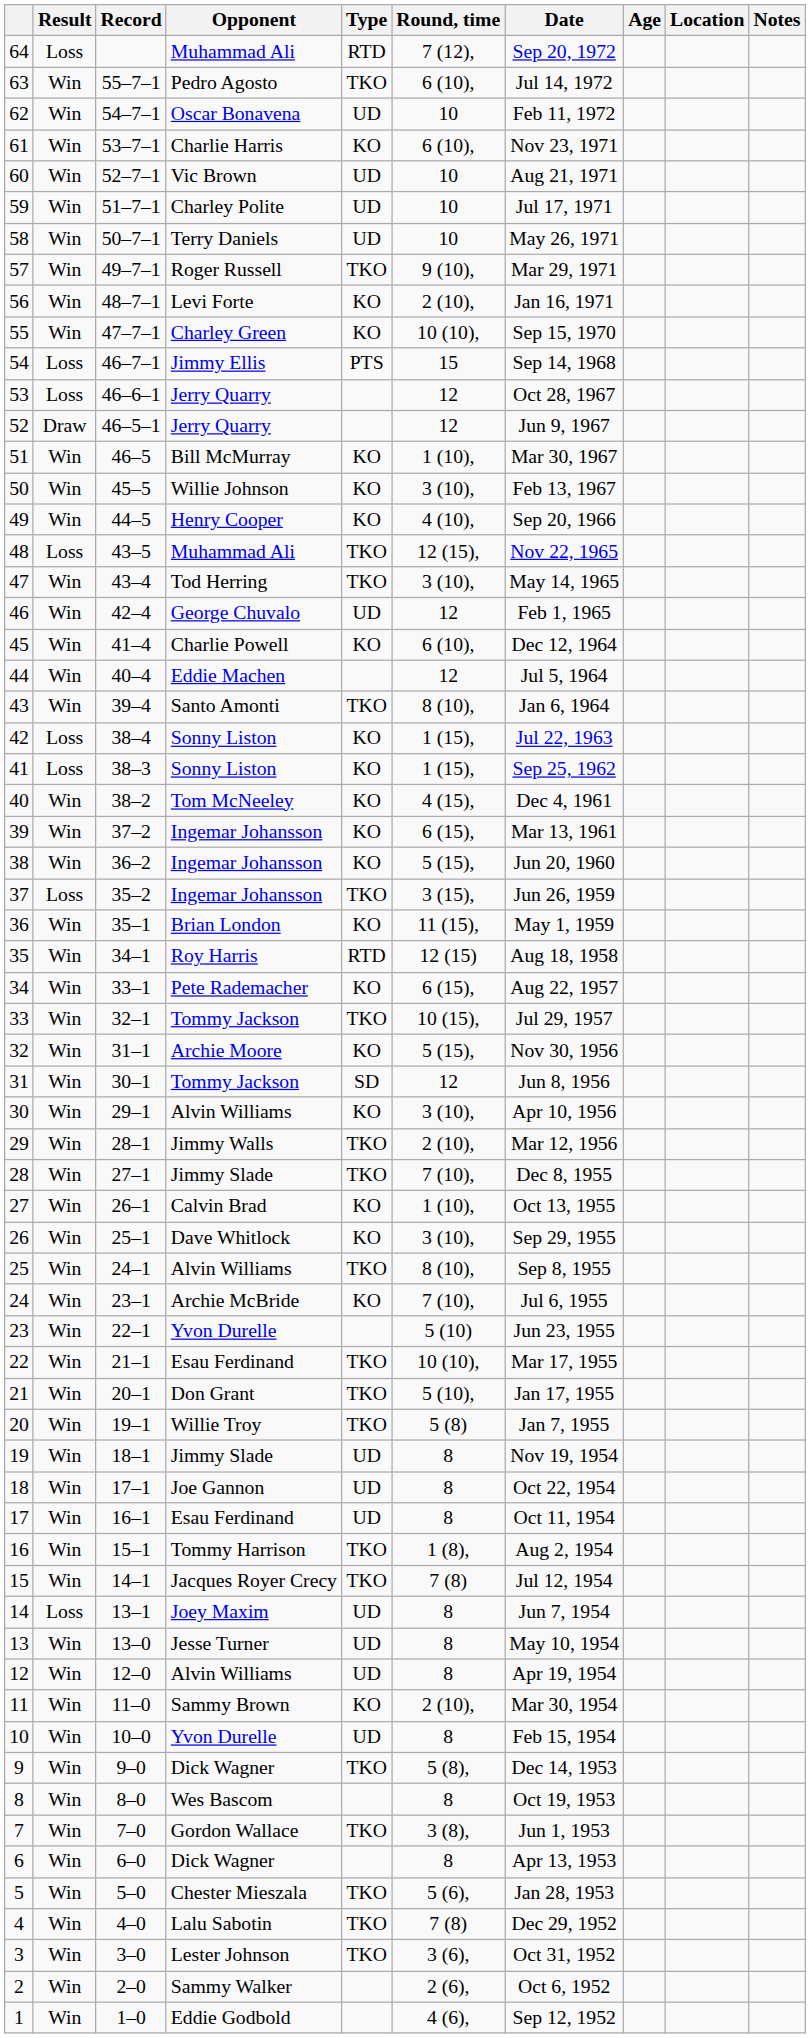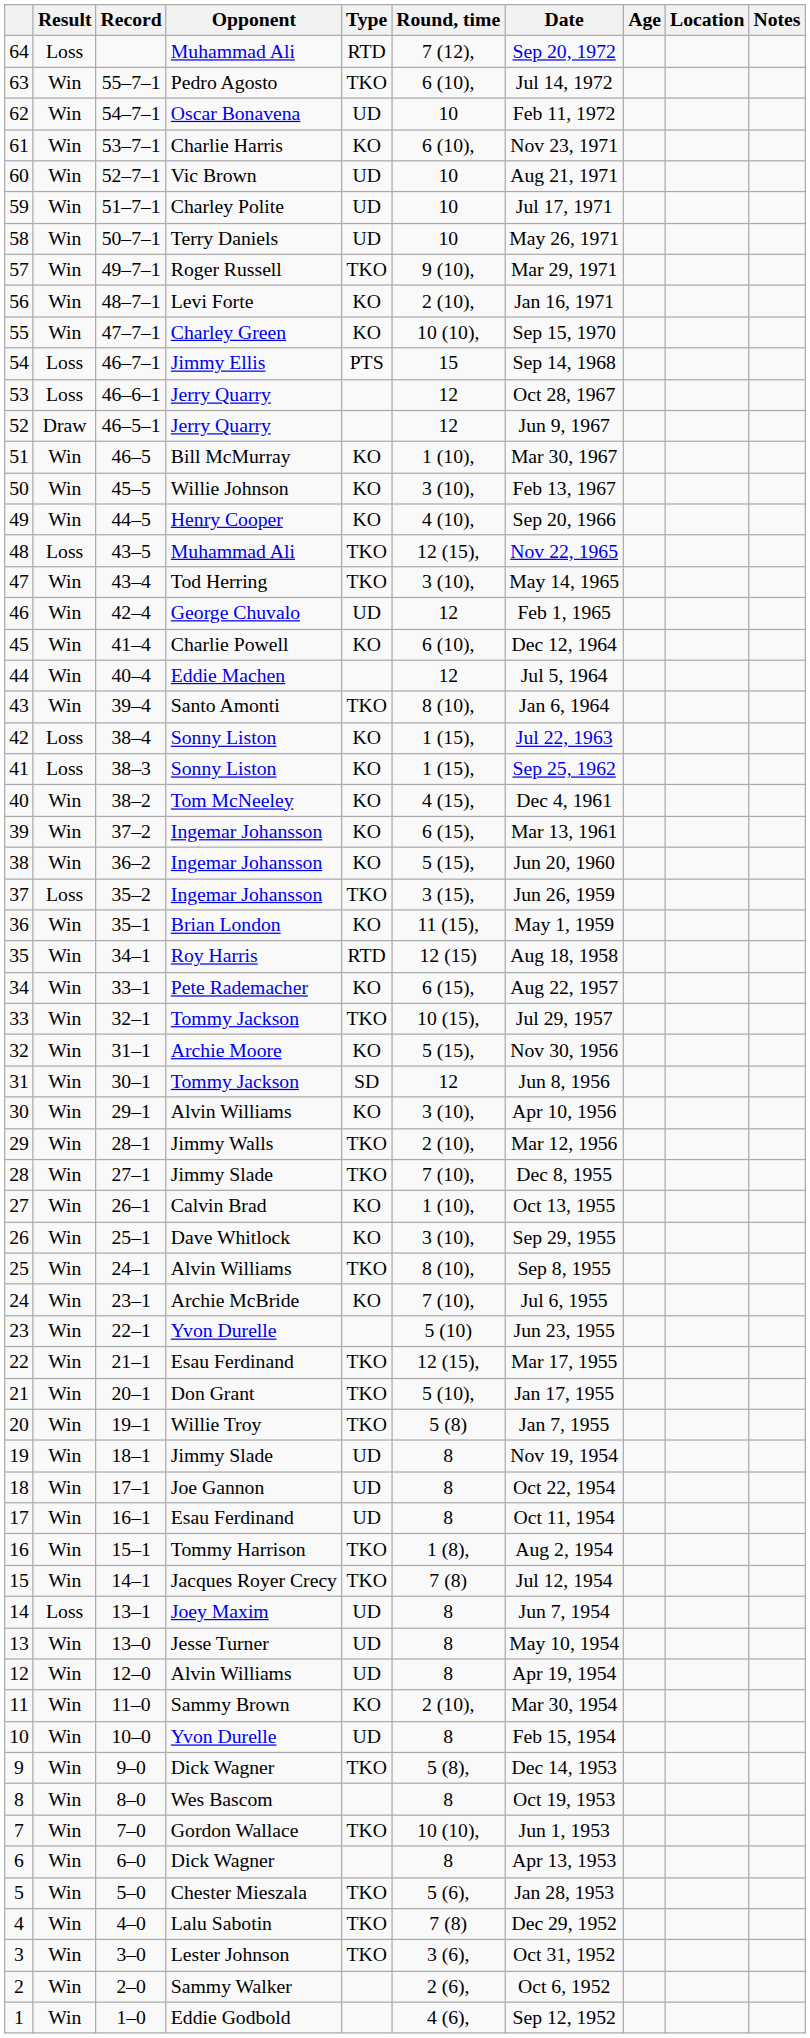(448, 1362) 10 (10), -> (448, 1362) 12 (15),
(448, 1830) 3 (8), -> (448, 1830) 10 (10),
